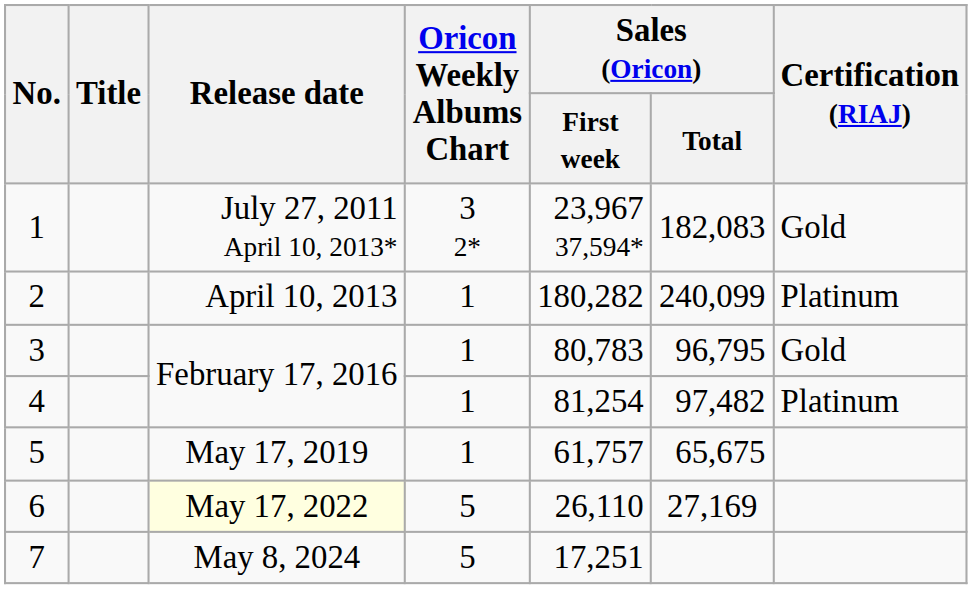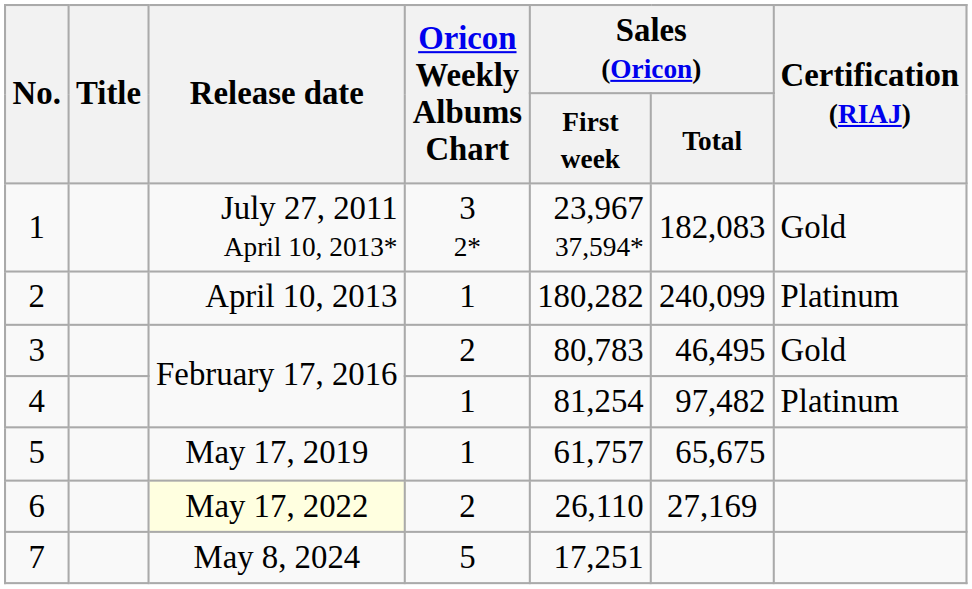(467, 349) 1 -> (467, 349) 2
(720, 349) 96,795 -> (720, 349) 46,495
(467, 505) 5 -> (467, 505) 2
